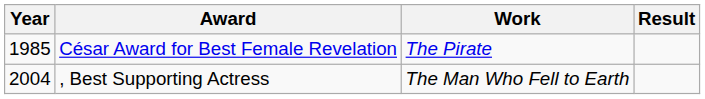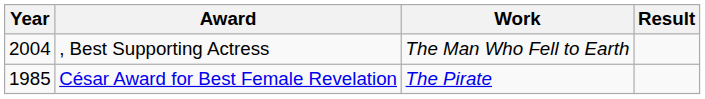rows swapped: (228, 49) <-> (164, 78)
